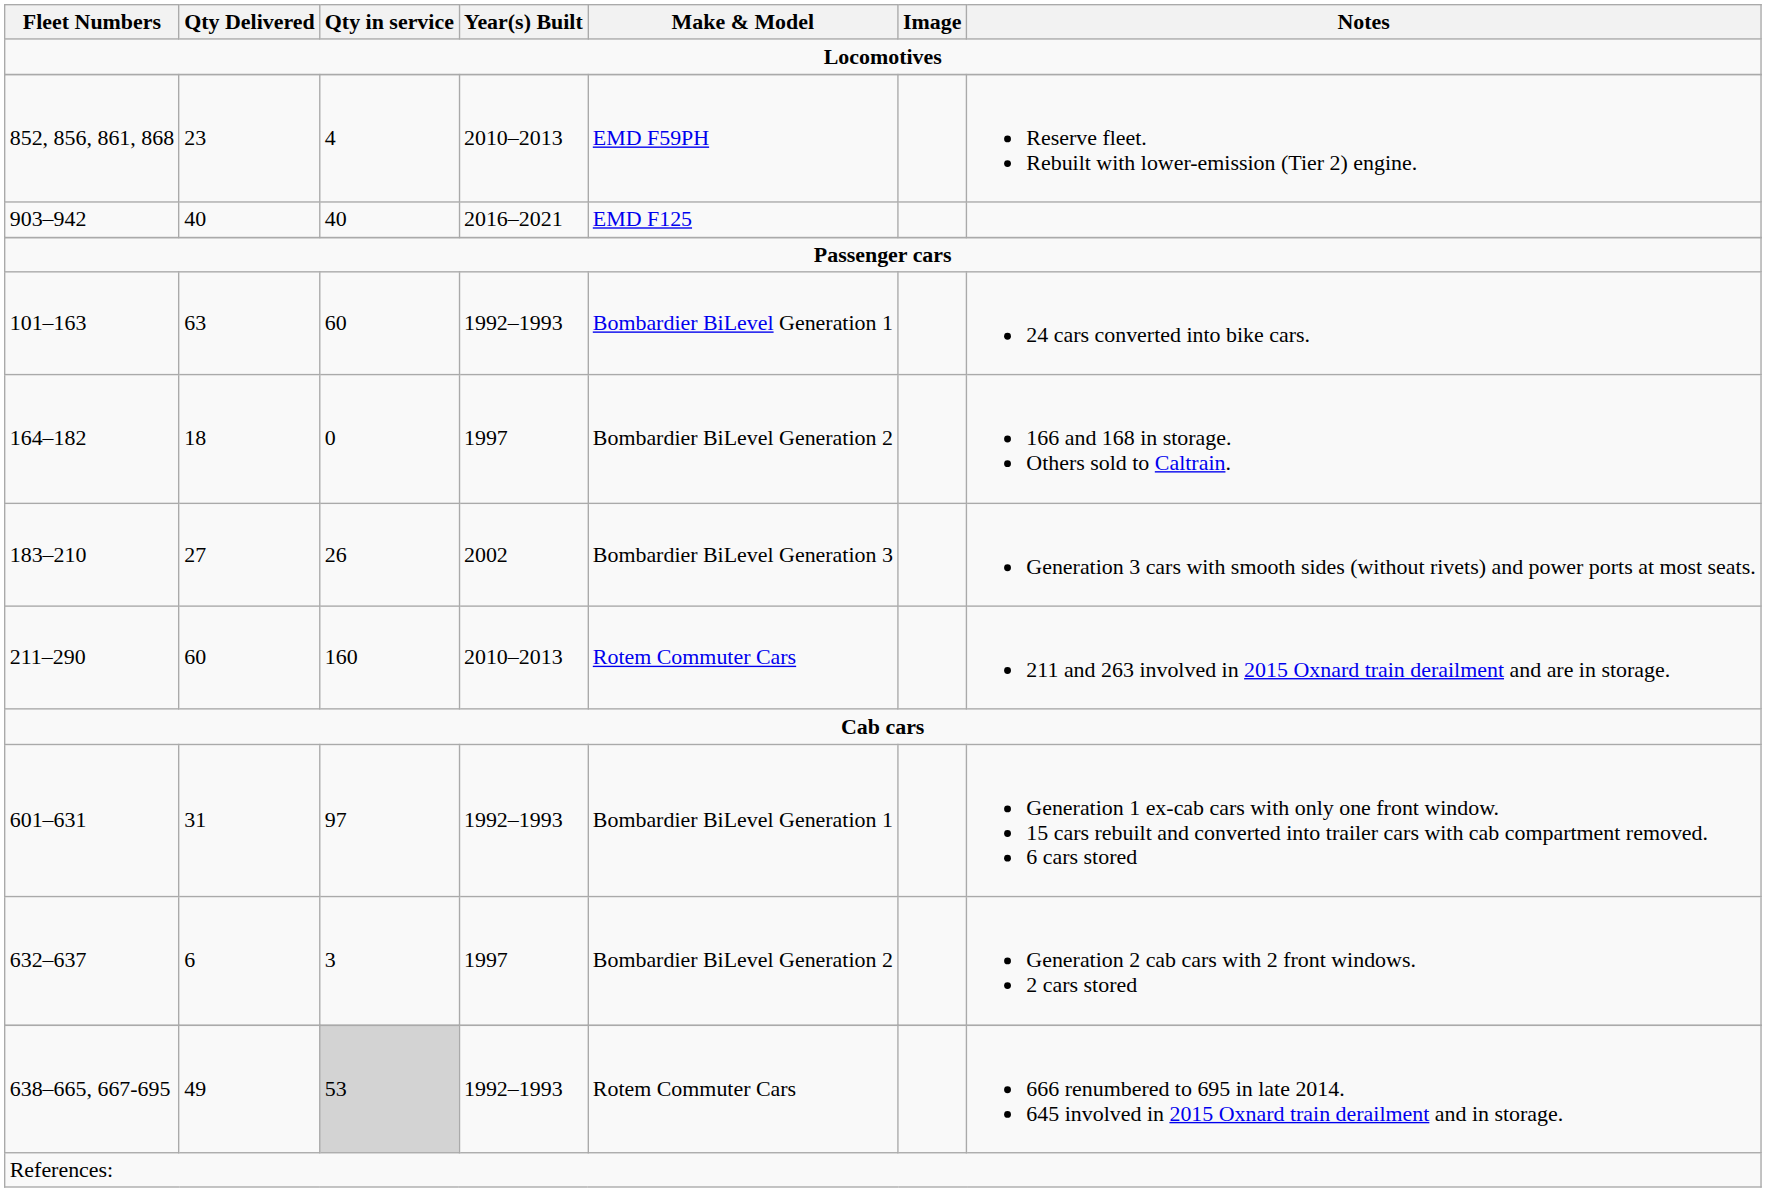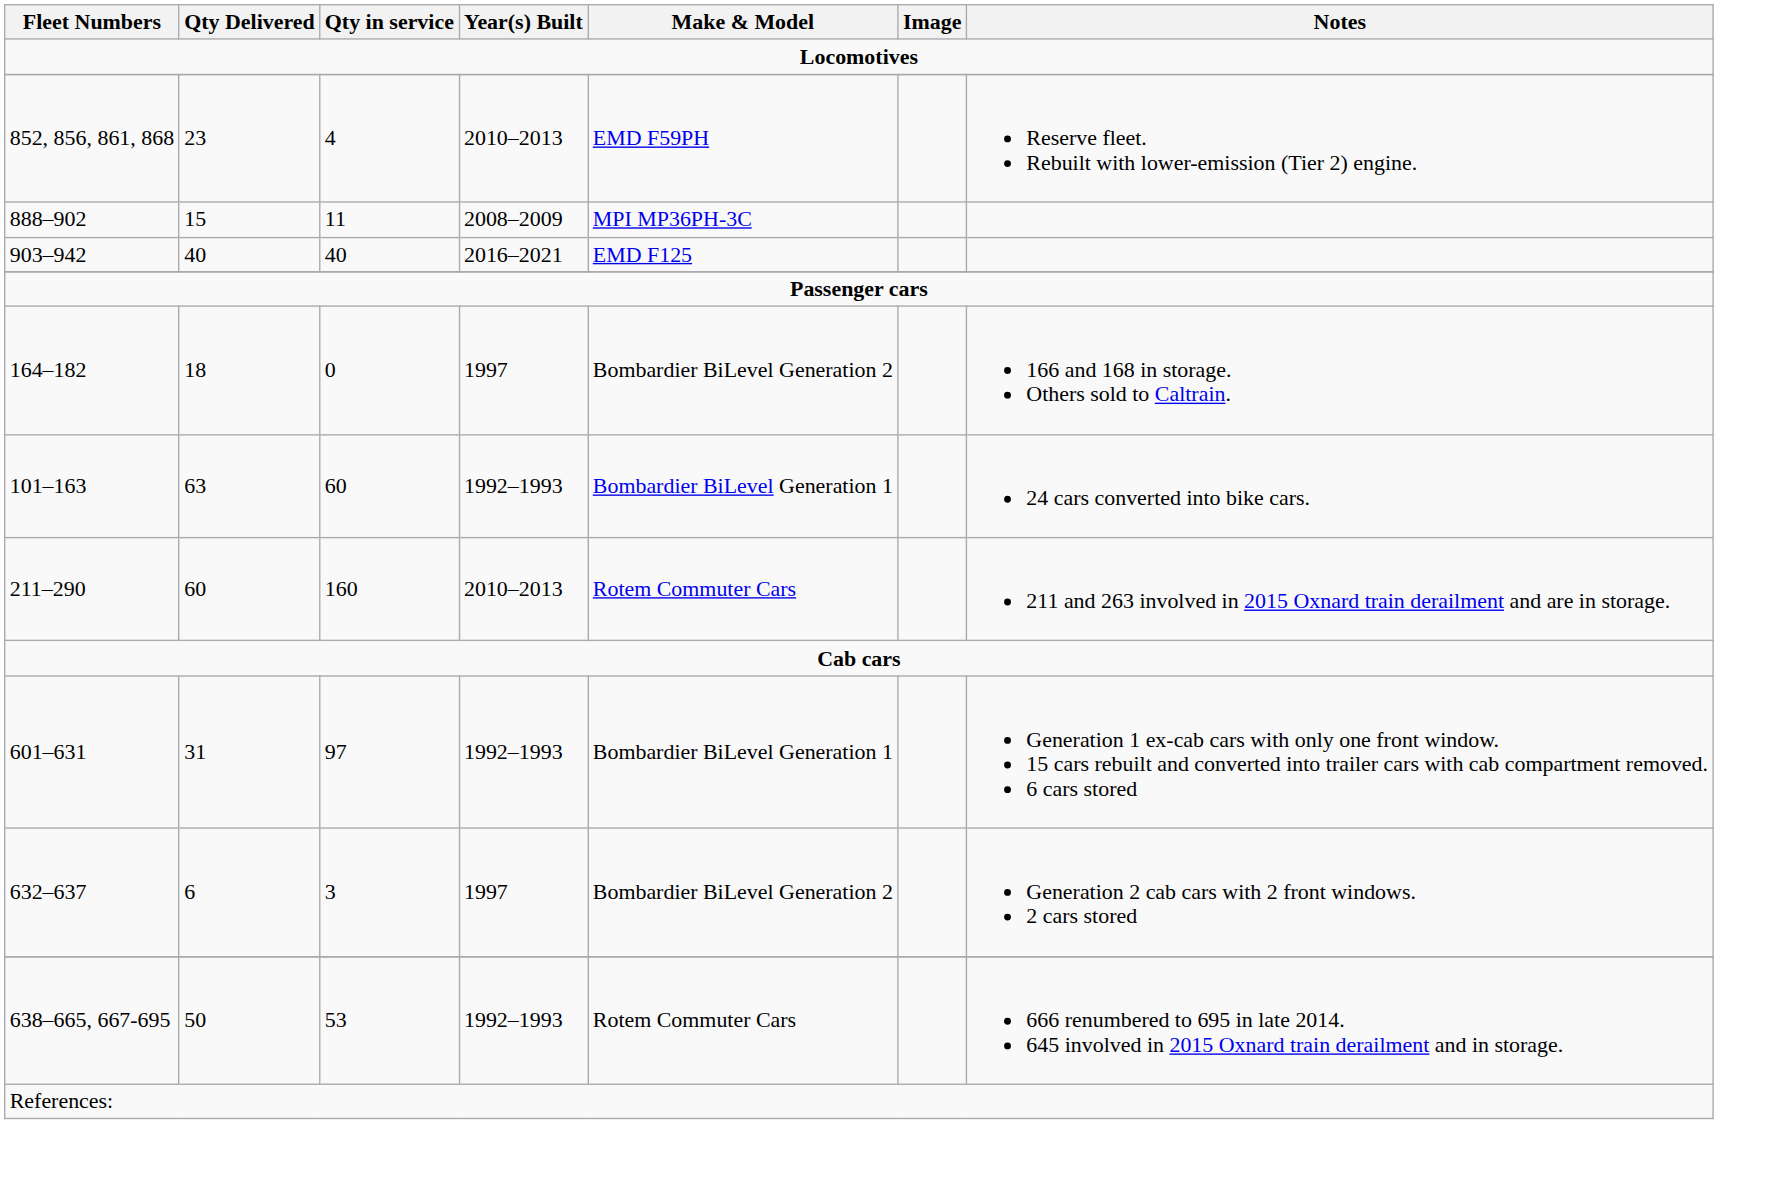+ row: (48, 219)
rows swapped: (48, 323) <-> (48, 438)
- row: (48, 554)
(195, 1088) 49 -> (195, 1019) 50
(336, 1088) lightgrey background -> (336, 1019) no background
